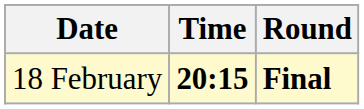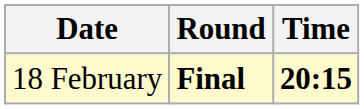columns swapped: (212, 28) <-> (307, 28)
